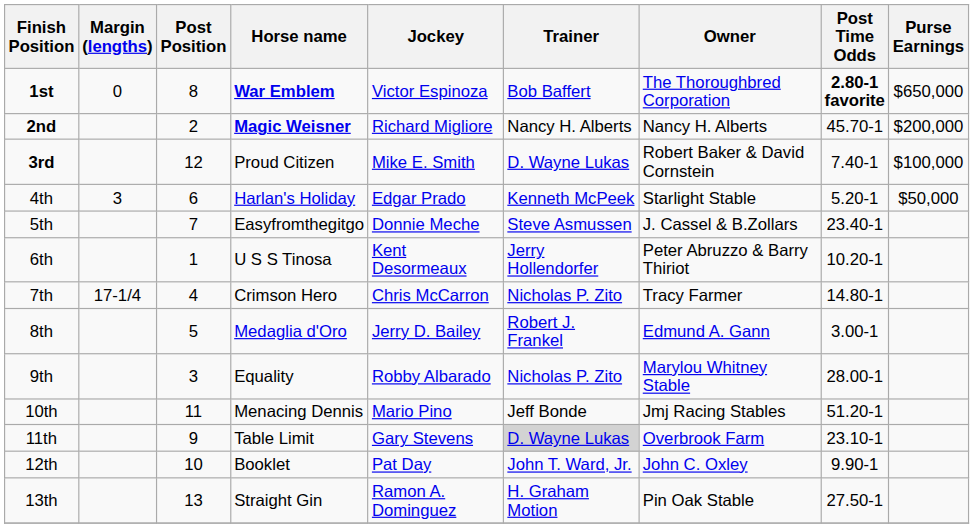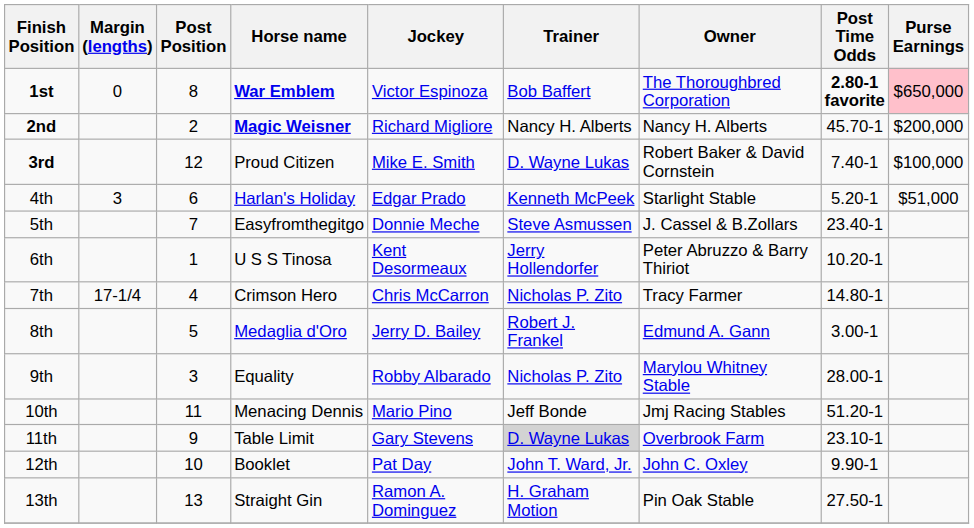(928, 91) no background -> (928, 91) pink background
(928, 198) $50,000 -> (928, 198) $51,000
